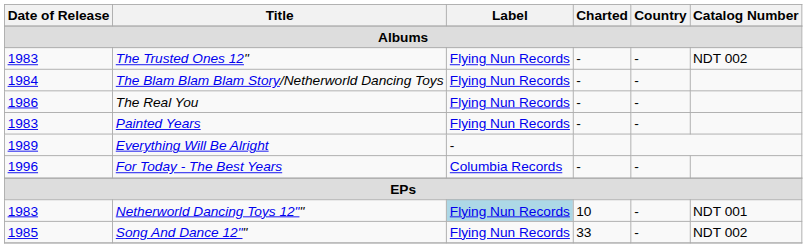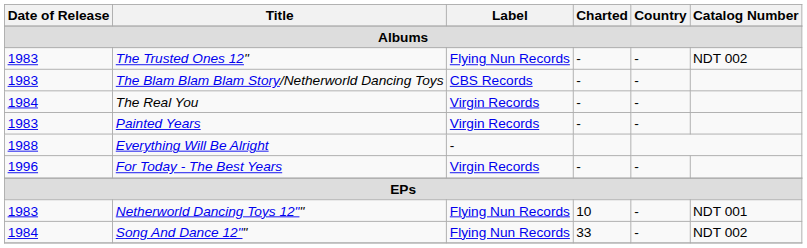(23, 80) 1984 -> (23, 80) 1983
(510, 80) Flying Nun Records -> (491, 80) CBS Records
(23, 102) 1986 -> (23, 102) 1984
(510, 102) Flying Nun Records -> (495, 102) Virgin Records
(510, 124) Flying Nun Records -> (495, 124) Virgin Records
(23, 145) 1989 -> (23, 145) 1988
(506, 167) Columbia Records -> (495, 167) Virgin Records
(510, 210) lightblue background -> (510, 210) no background
(23, 232) 1985 -> (23, 232) 1984
